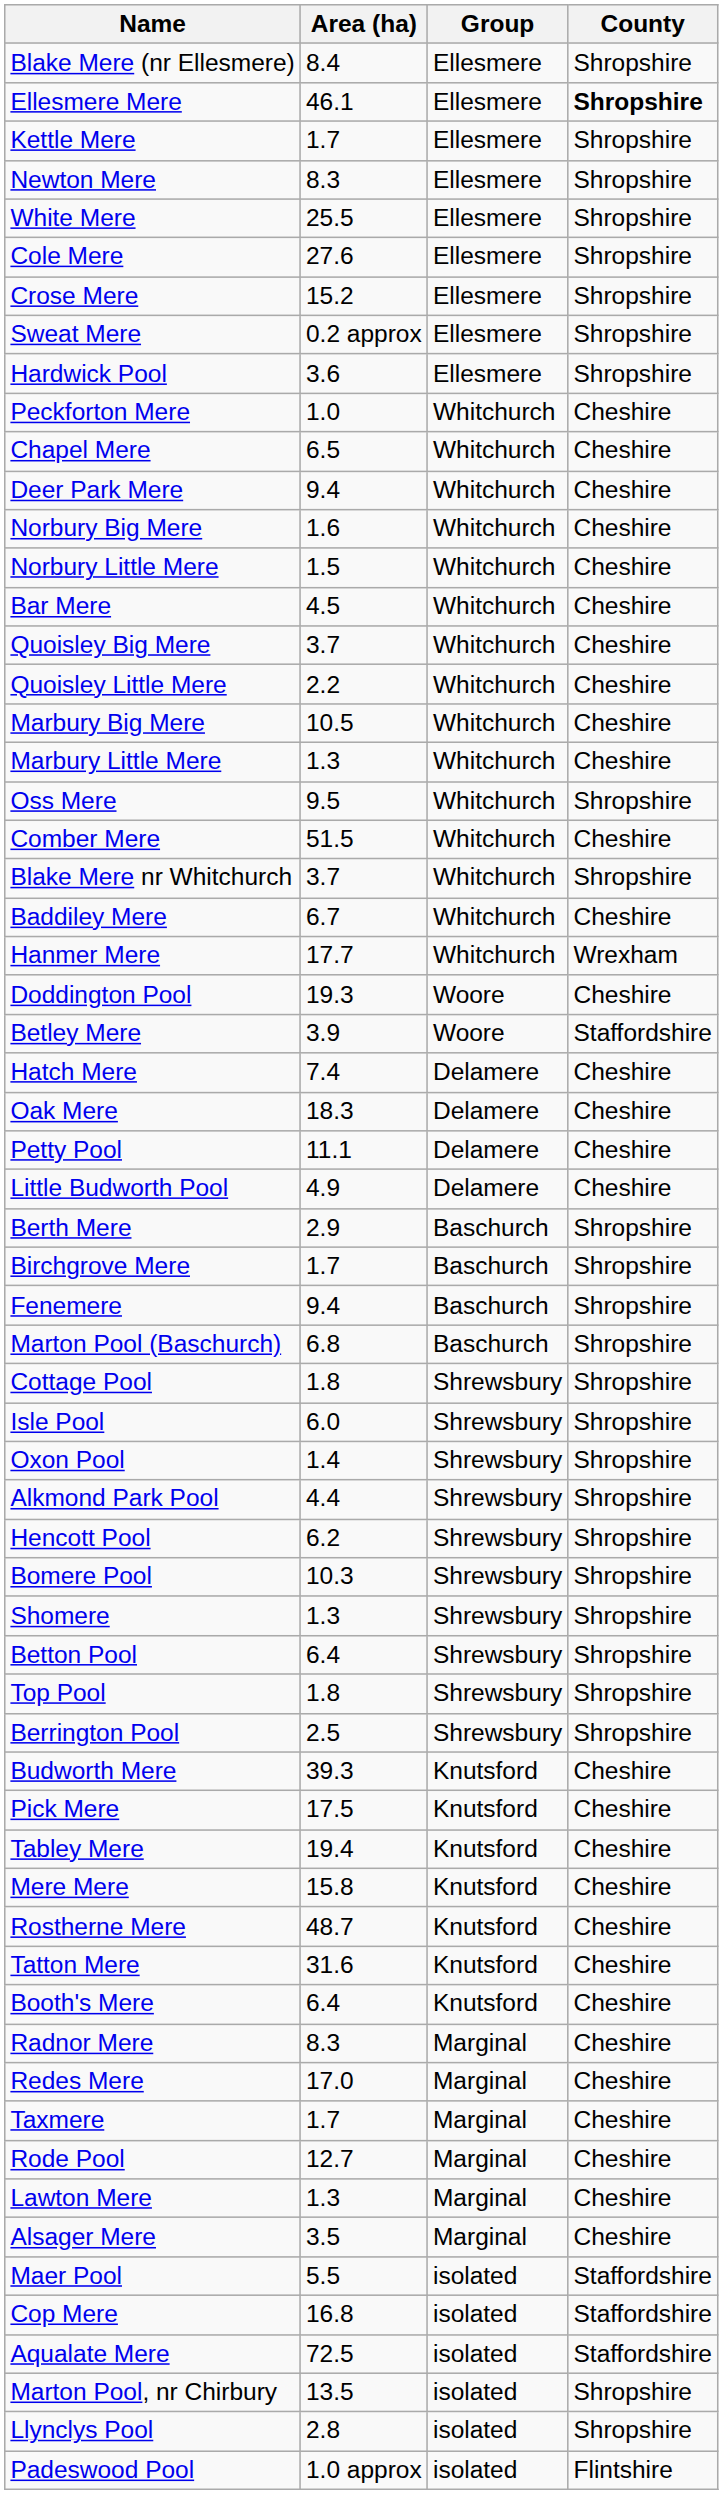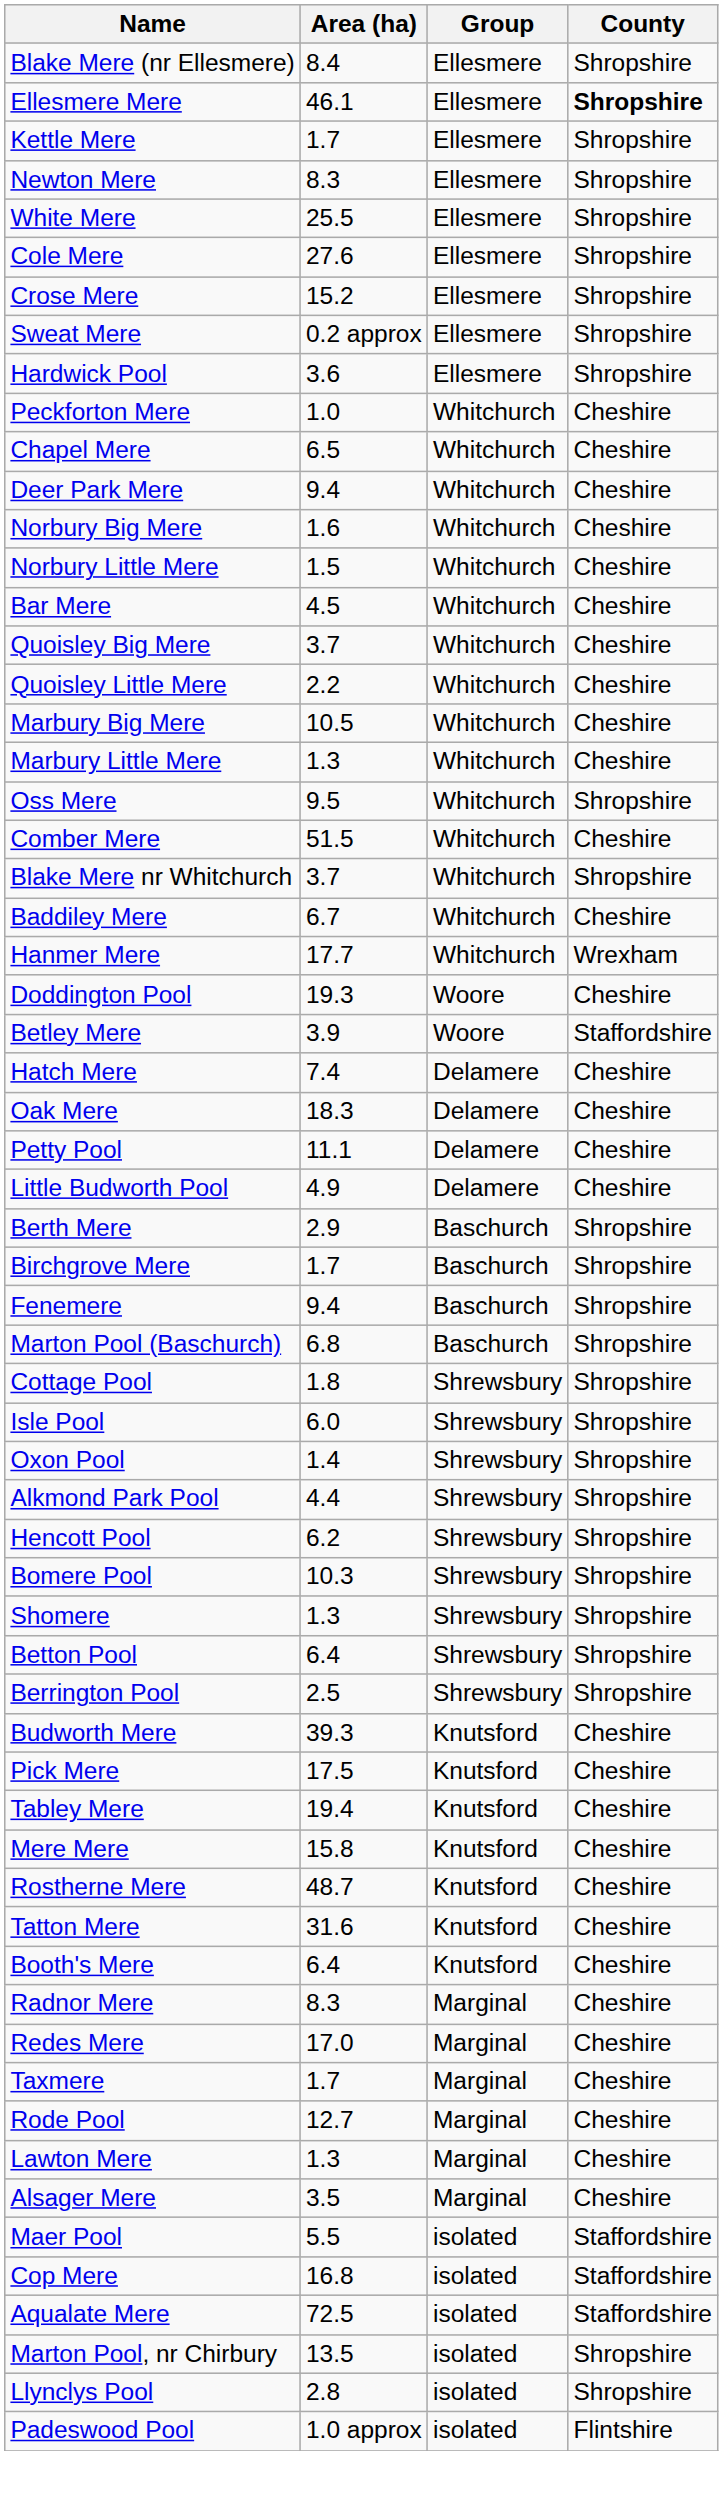- row: (58, 1693)
